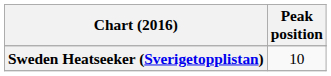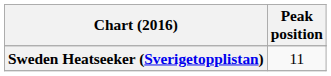(297, 58) 10 -> (297, 58) 11
